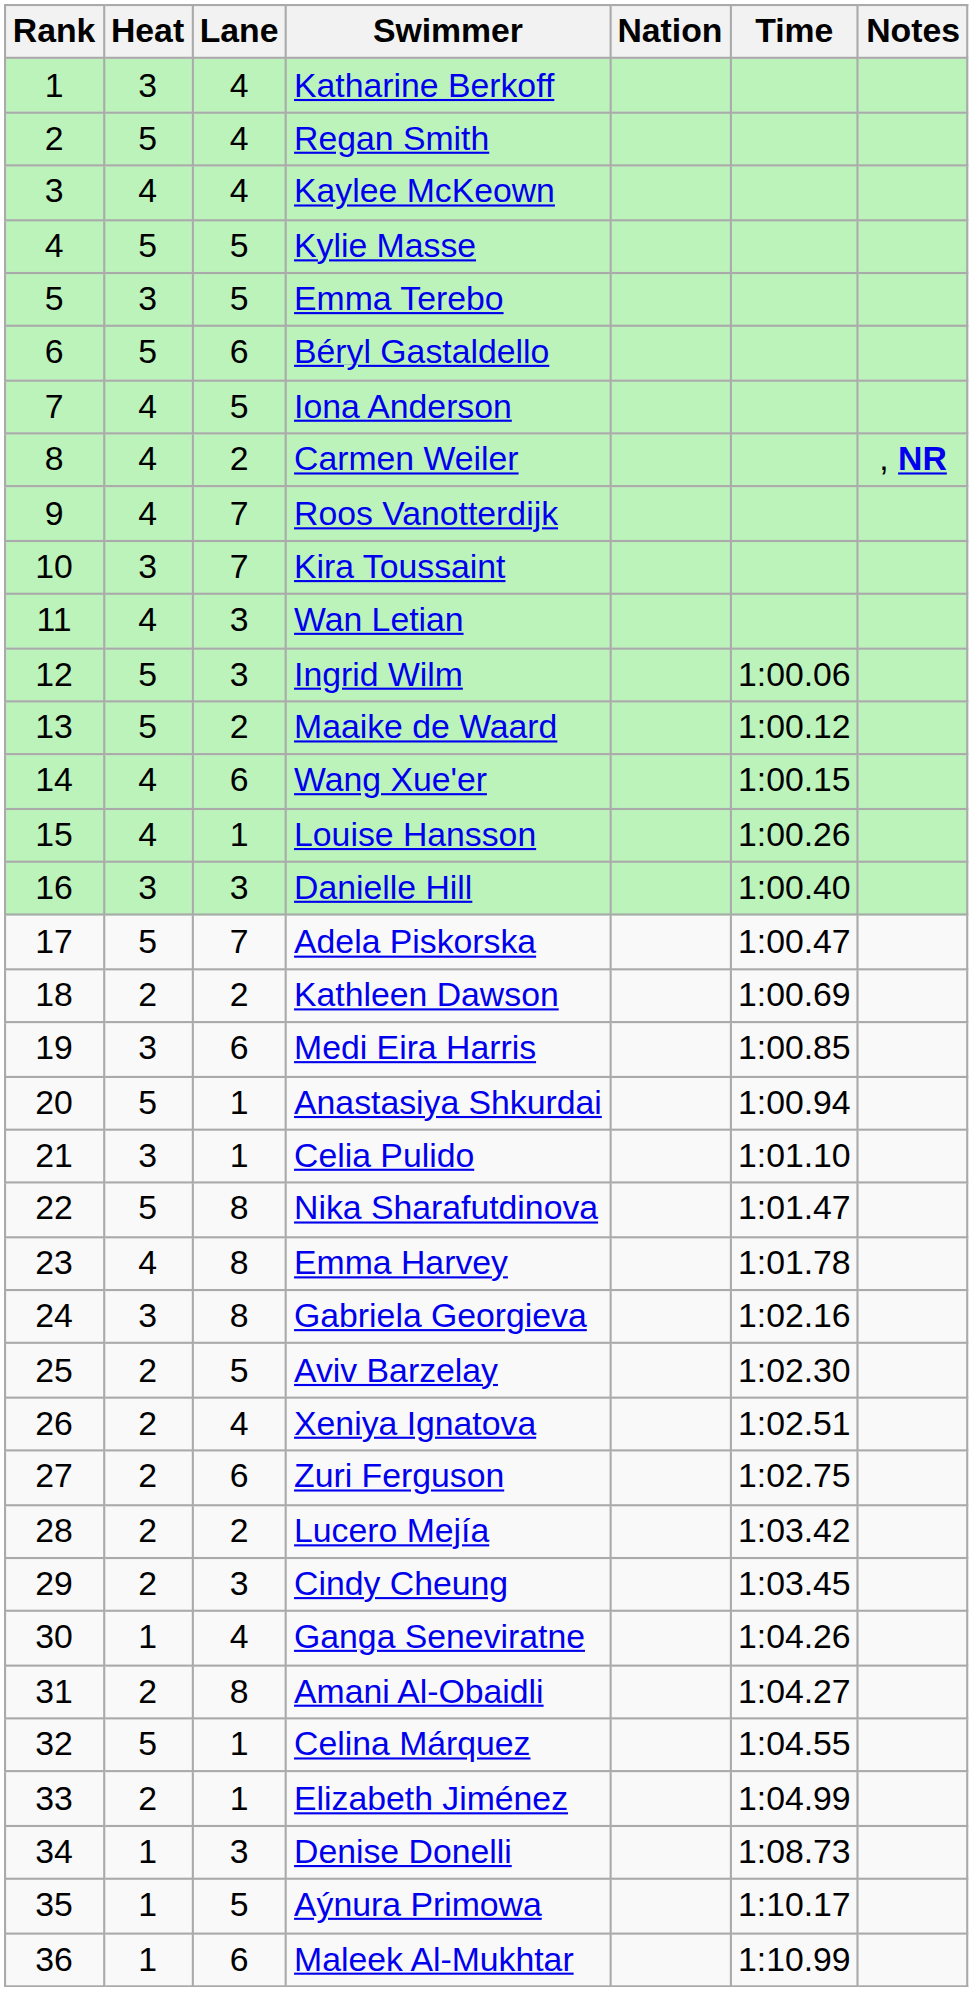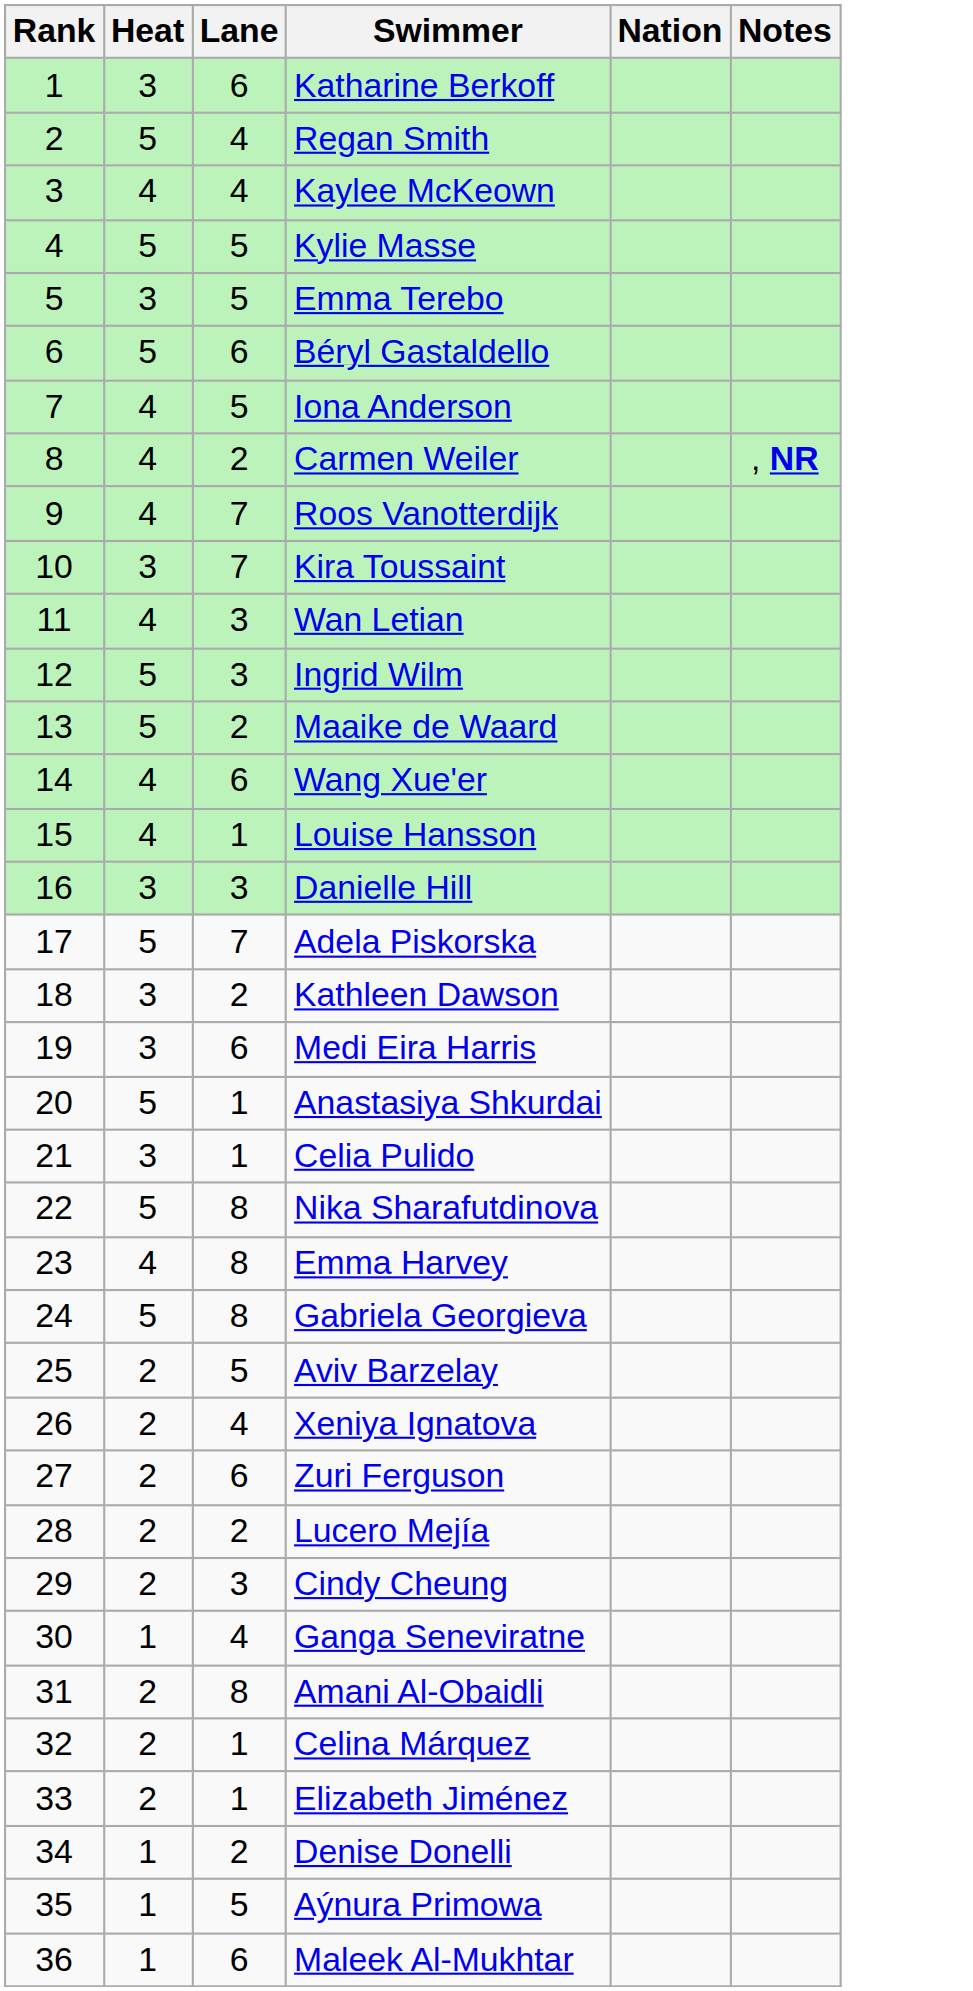- column: (794, 31)
(239, 84) 4 -> (239, 84) 6
(148, 995) 2 -> (148, 995) 3
(148, 1316) 3 -> (148, 1316) 5
(148, 1744) 5 -> (148, 1744) 2
(239, 1851) 3 -> (239, 1851) 2
